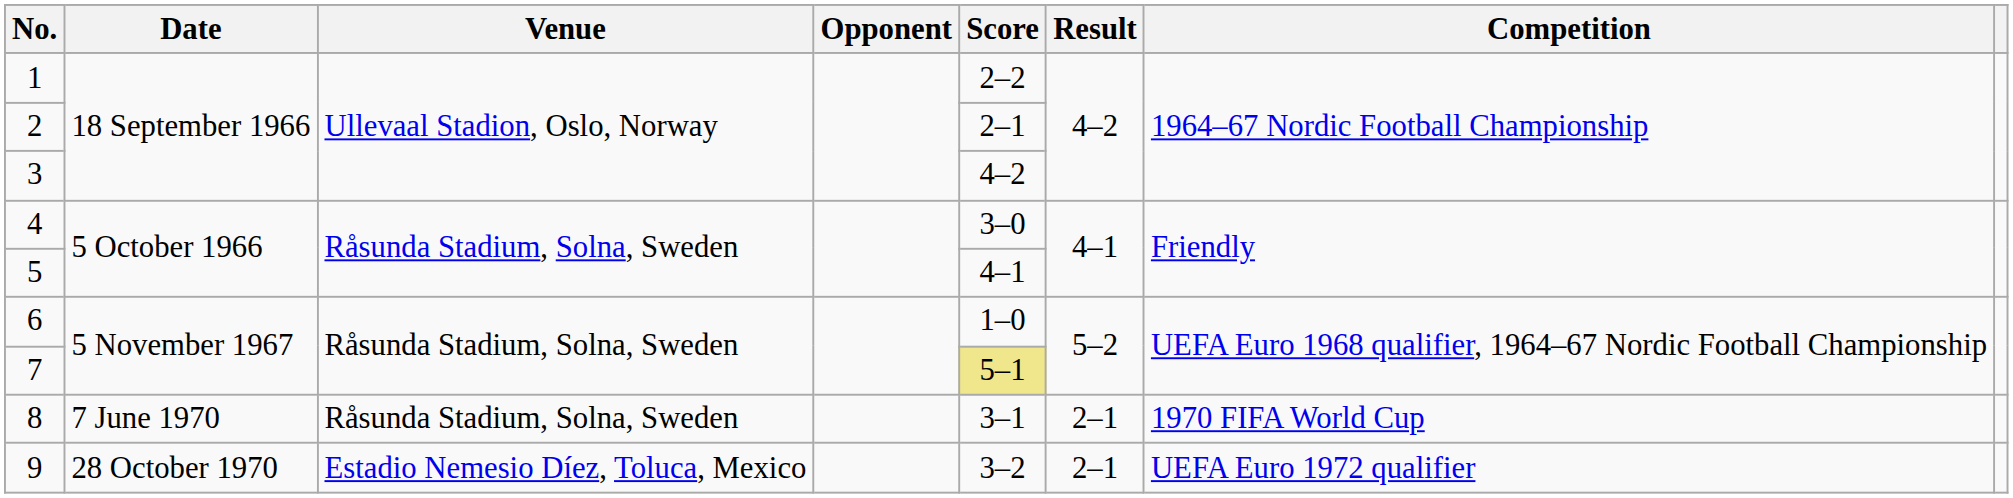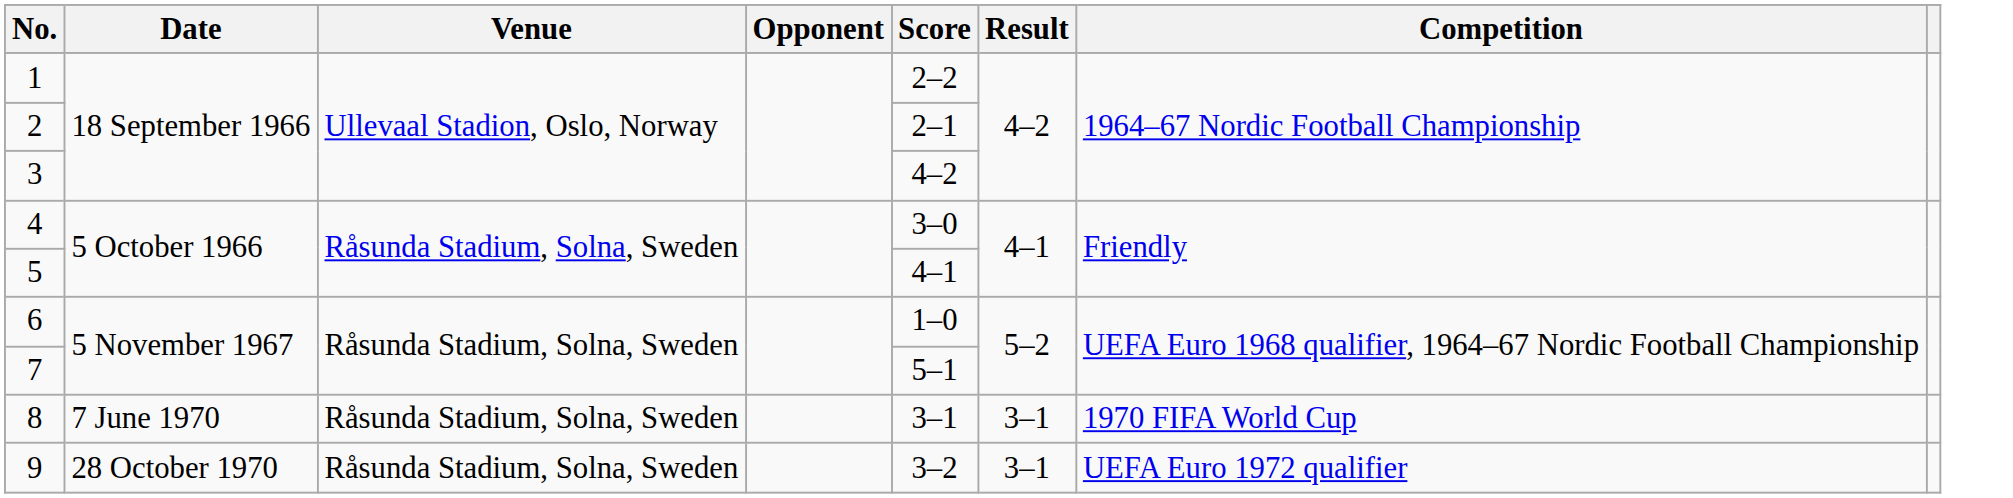(1003, 369) khaki background -> (935, 369) no background
(1095, 418) 2–1 -> (1027, 418) 3–1
(565, 467) Estadio Nemesio Díez, Toluca, Mexico -> (531, 467) Råsunda Stadium, Solna, Sweden
(1095, 467) 2–1 -> (1027, 467) 3–1
